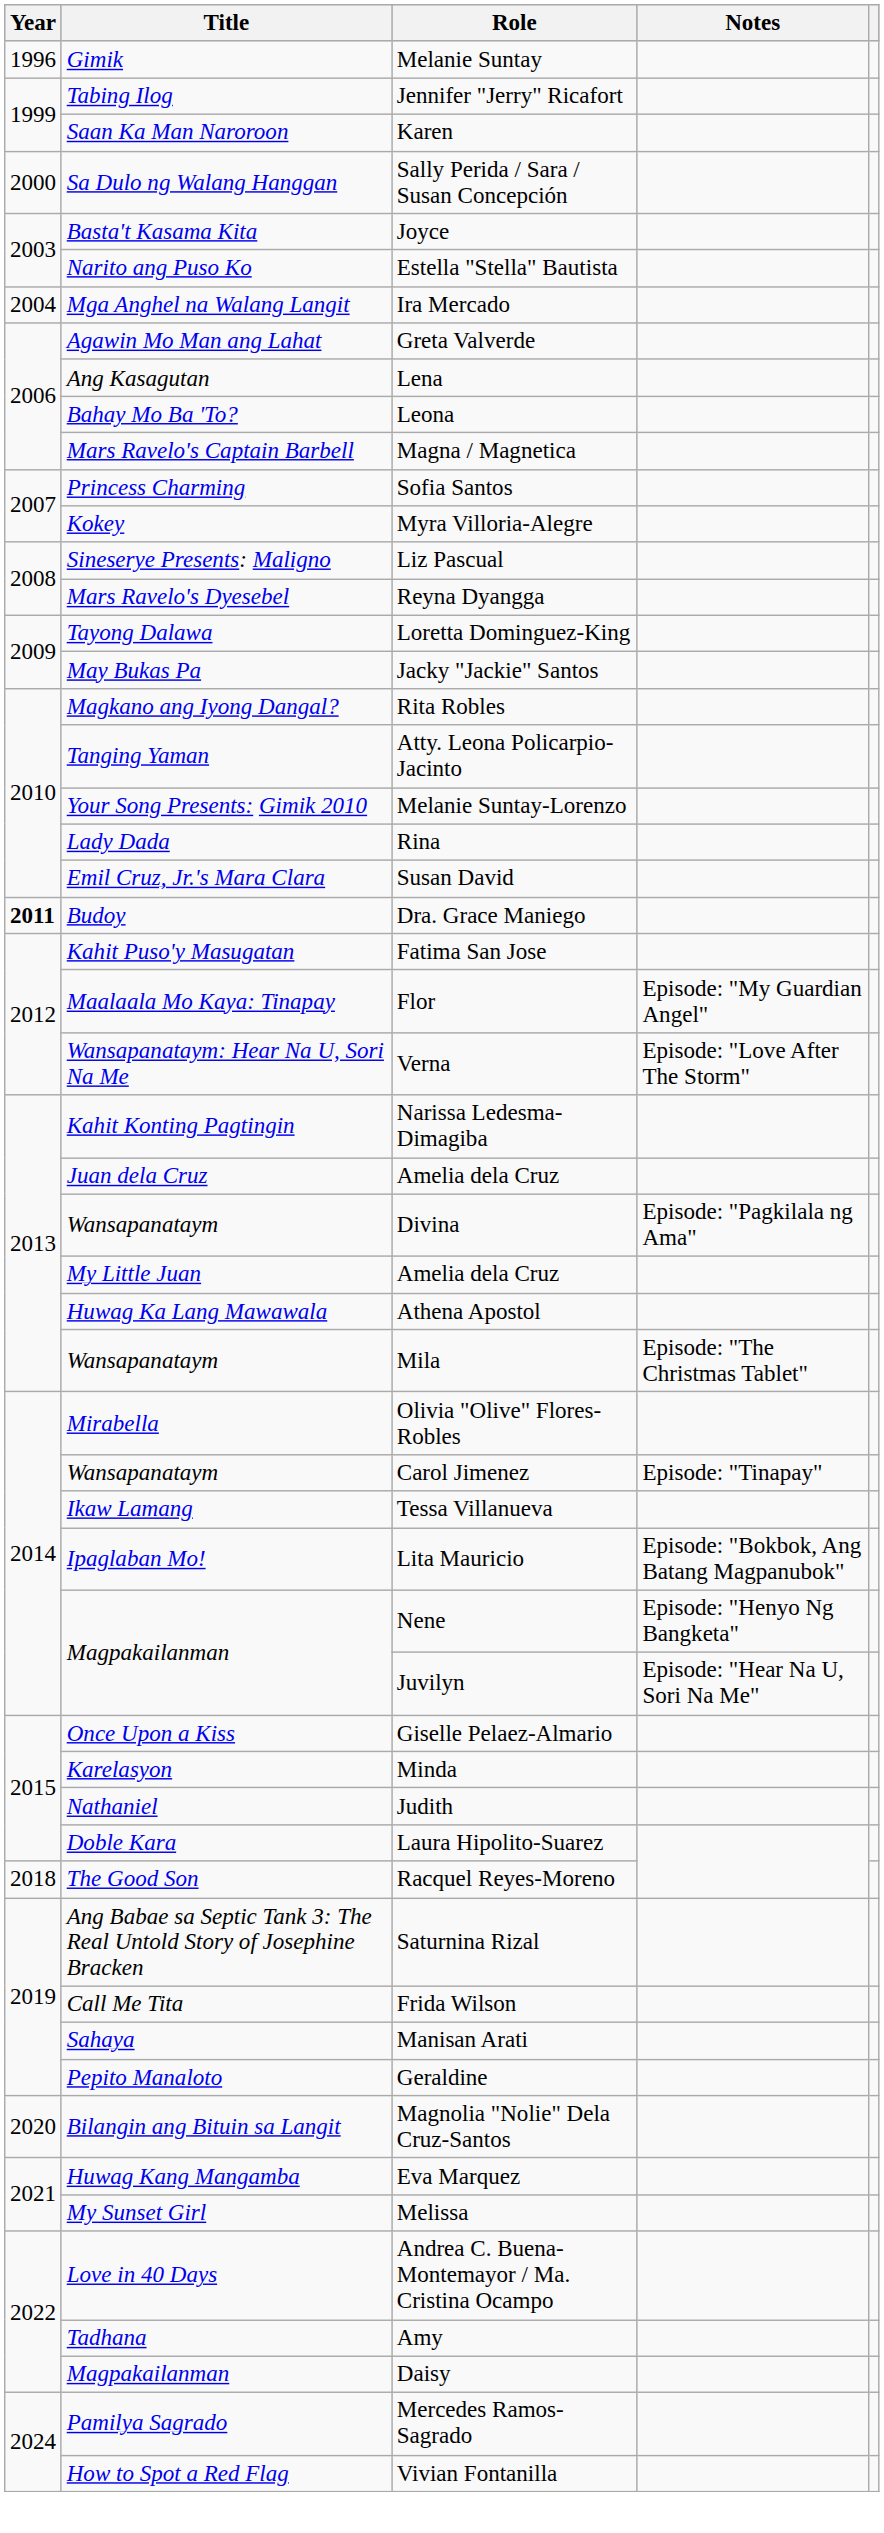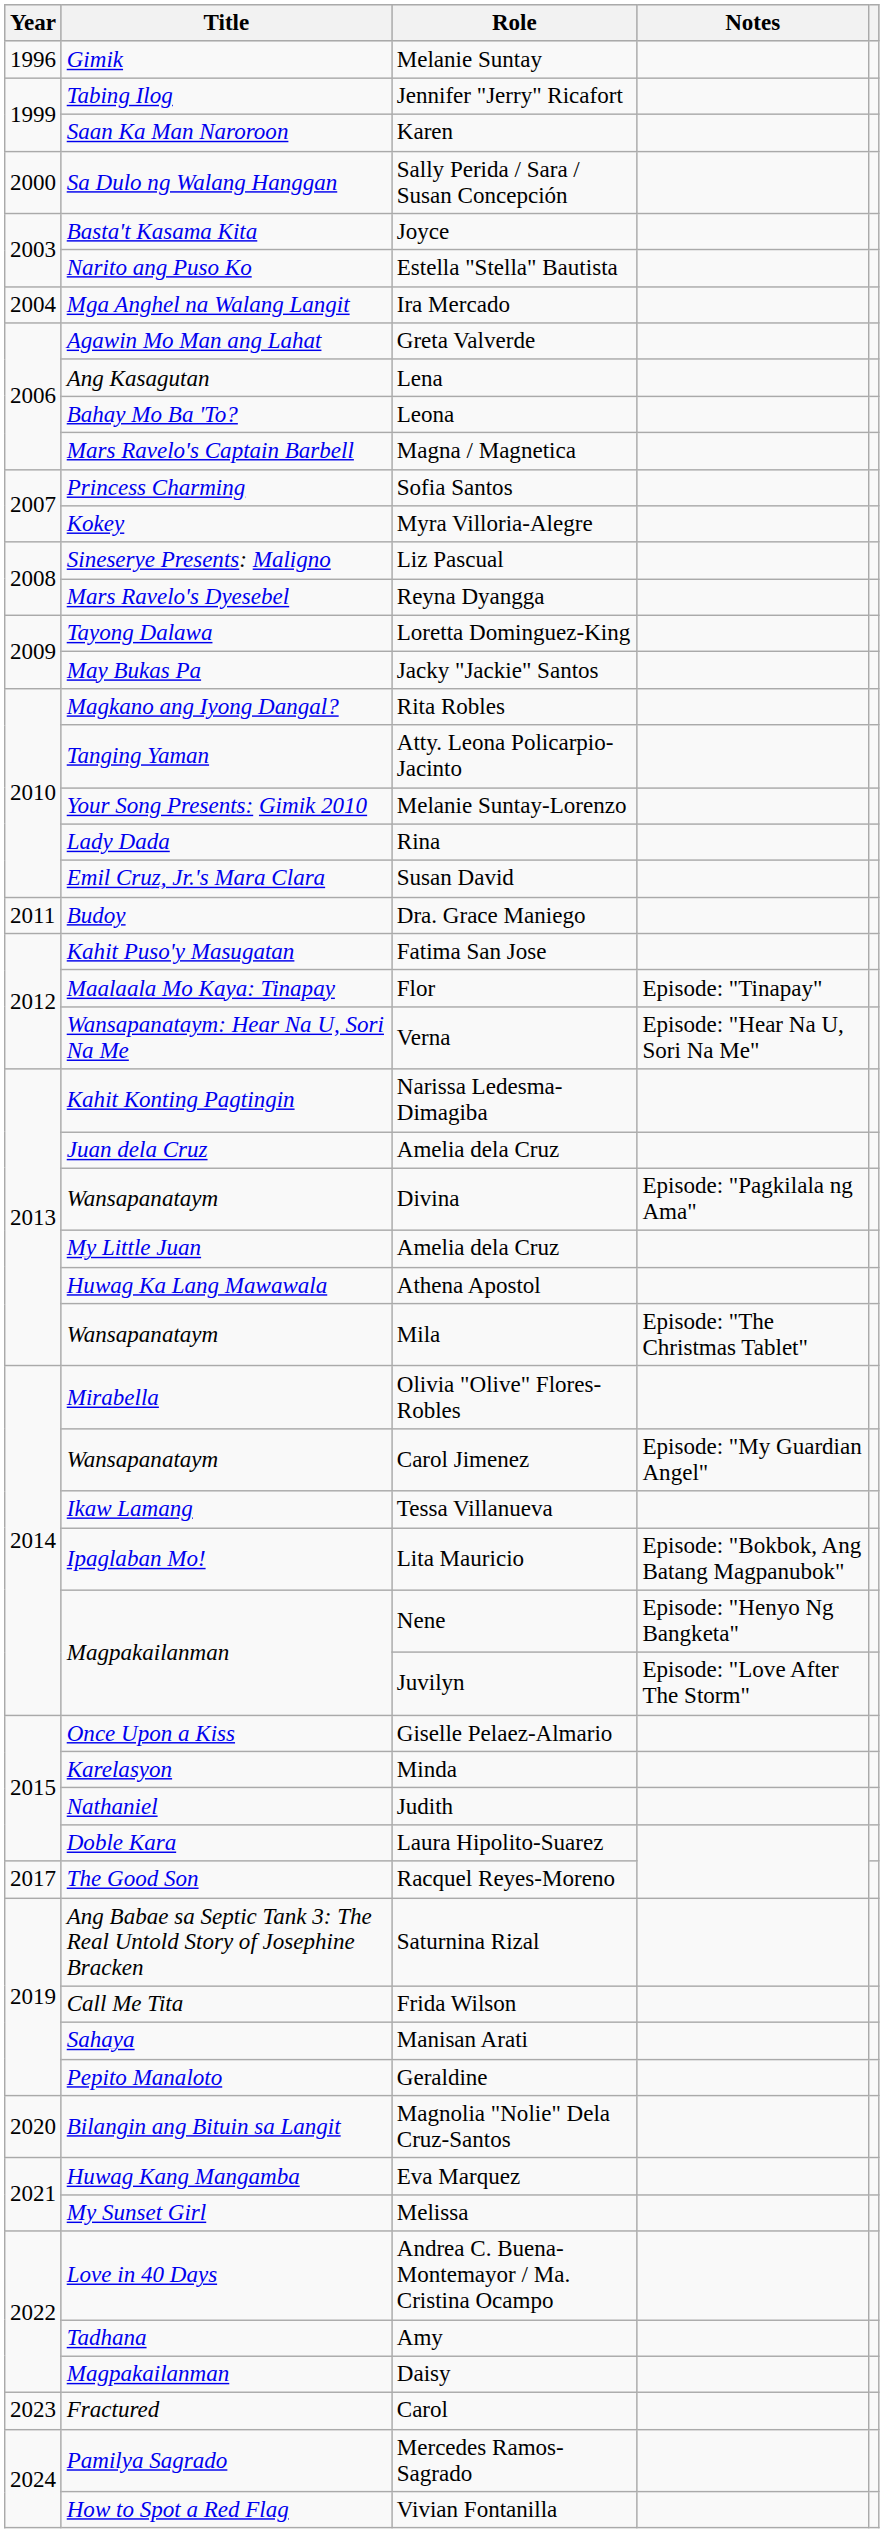(32, 915) bold -> (33, 915) normal
(752, 1001) Episode: "My Guardian Angel" -> (732, 988) Episode: "Tinapay"
(741, 1063) Episode: "Love After The Storm" -> (743, 1037) Episode: "Hear Na U, Sori Na Me"
(732, 1472) Episode: "Tinapay" -> (752, 1459) Episode: "My Guardian Angel"
(743, 1683) Episode: "Hear Na U, Sori Na Me" -> (741, 1683) Episode: "Love After The Storm"
(33, 1879) 2018 -> (33, 1879) 2017
+ row: (113, 2410)
